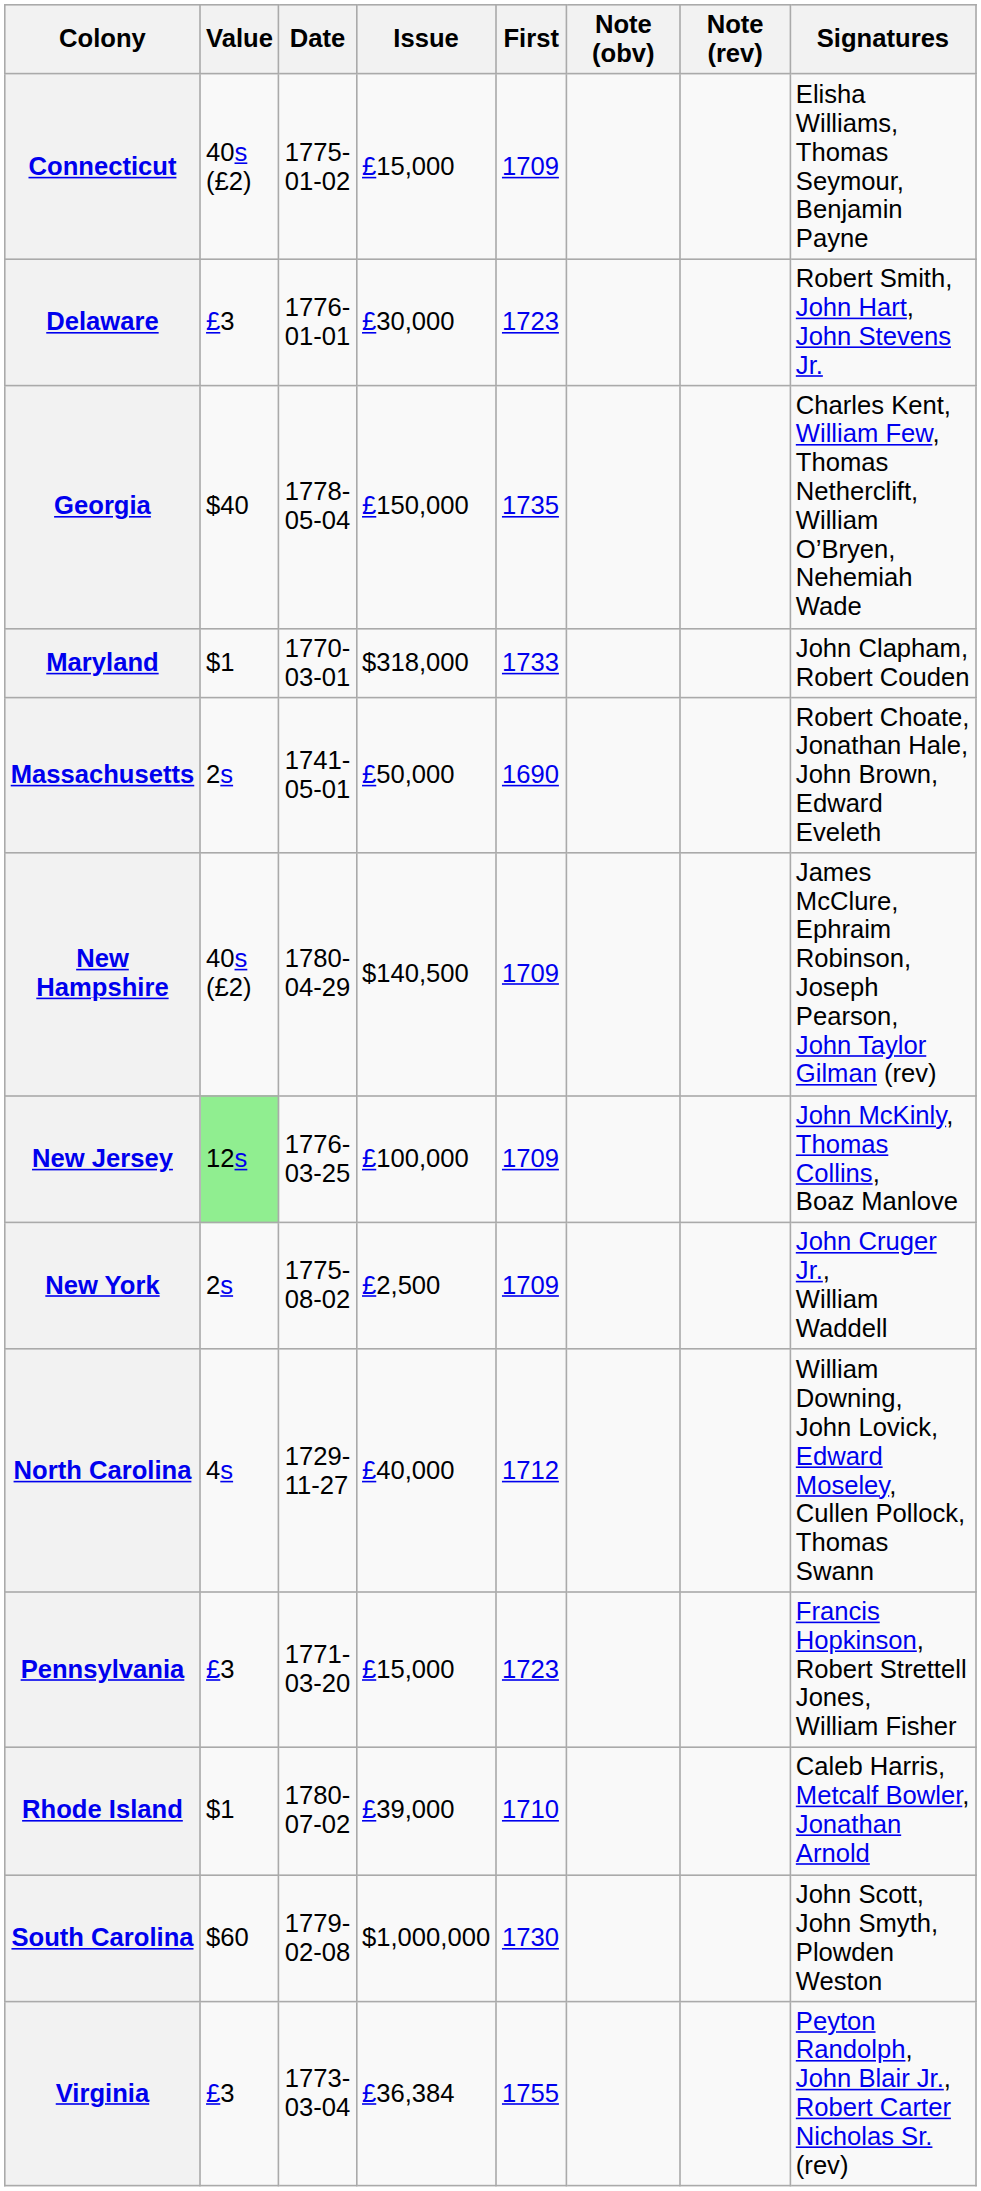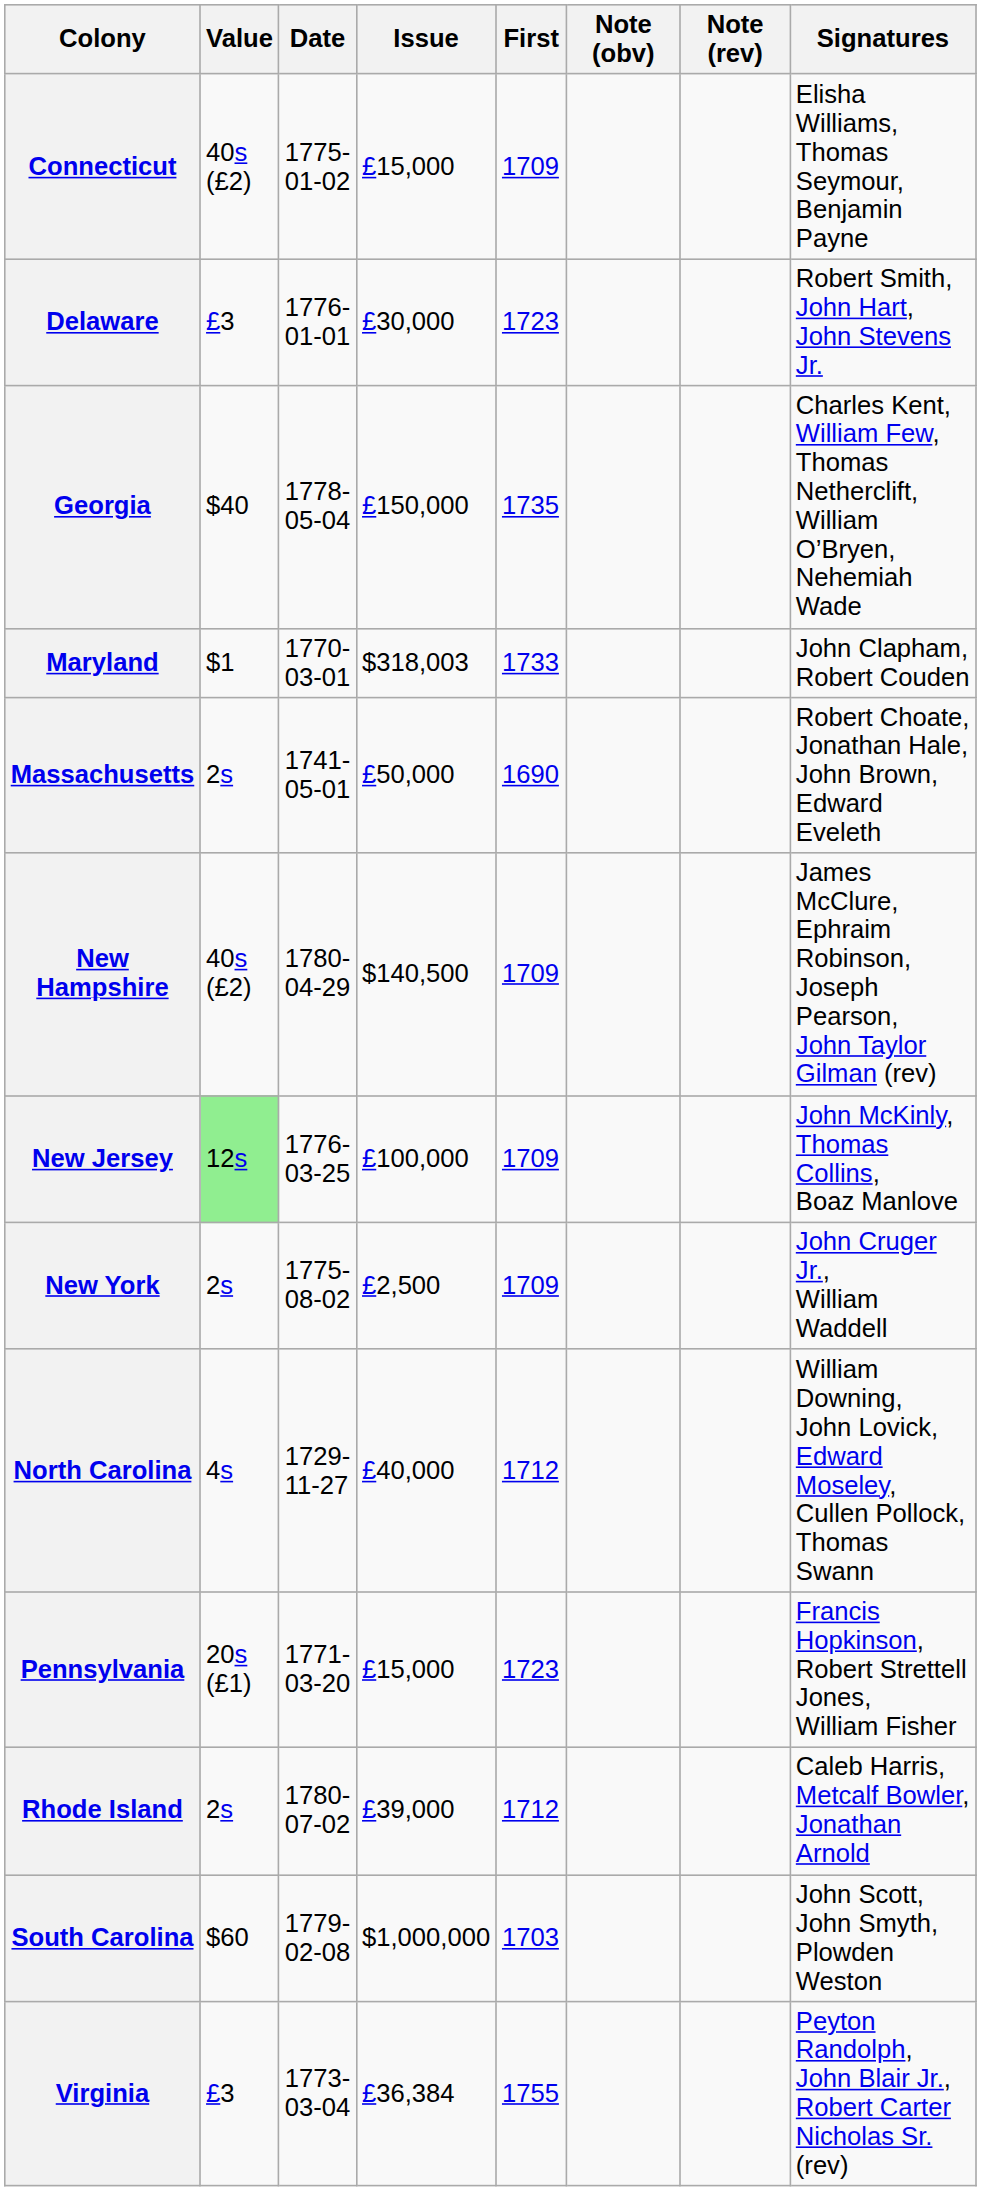(415, 662) $318,000 -> (415, 662) $318,003
(220, 1669) £3 -> (229, 1669) 20s (£1)
(220, 1810) $1 -> (220, 1810) 2s
(530, 1810) 1710 -> (530, 1810) 1712
(530, 1937) 1730 -> (530, 1937) 1703
